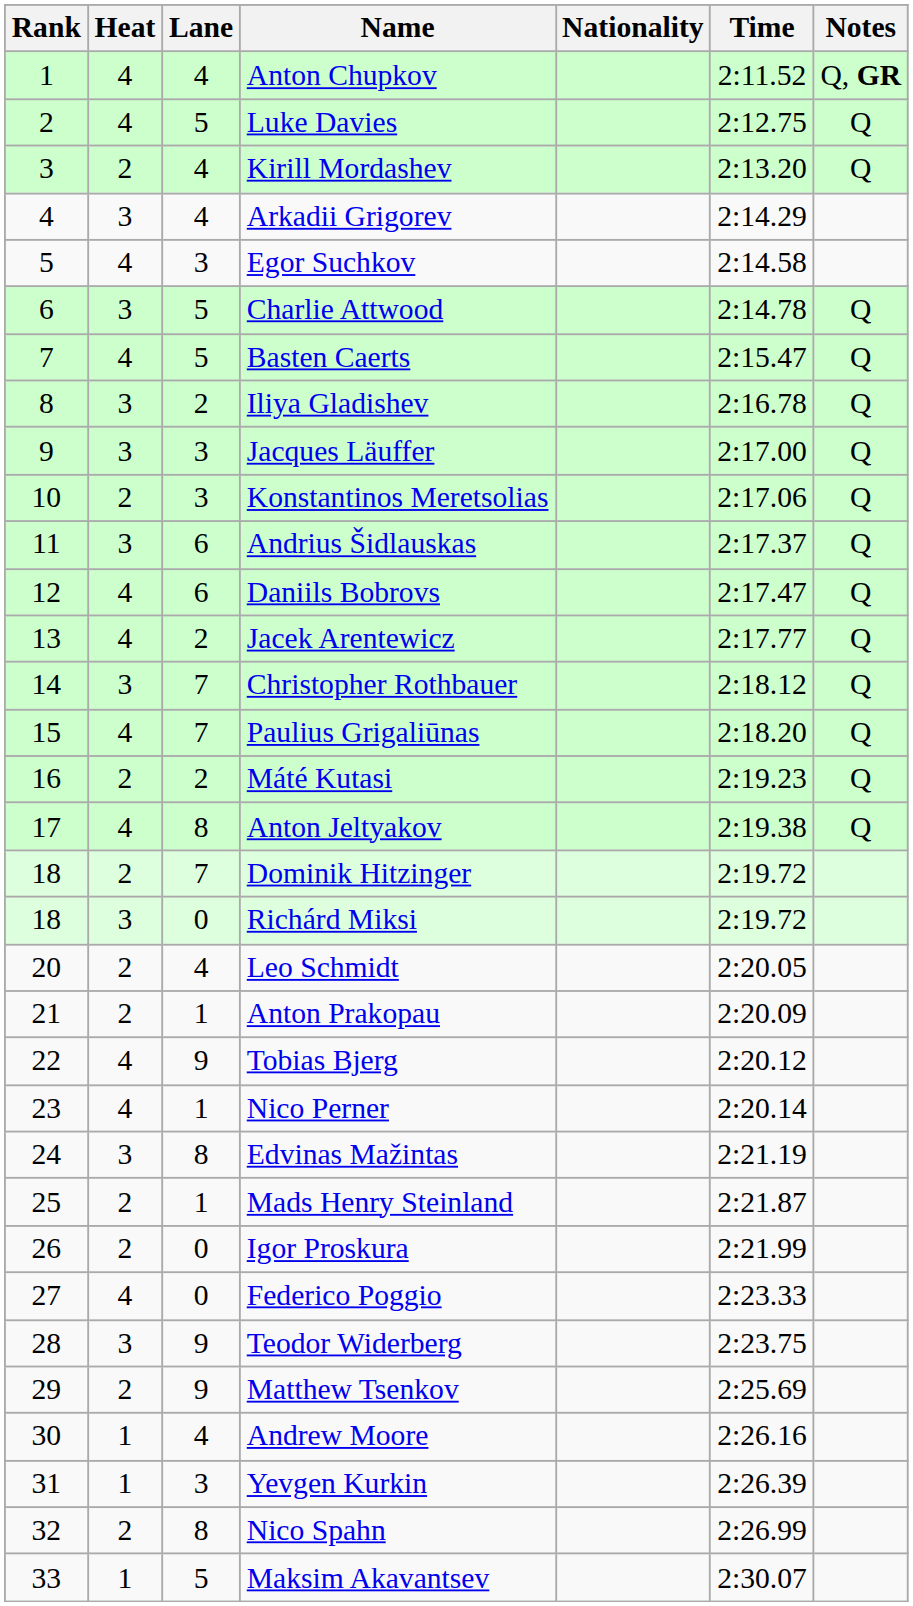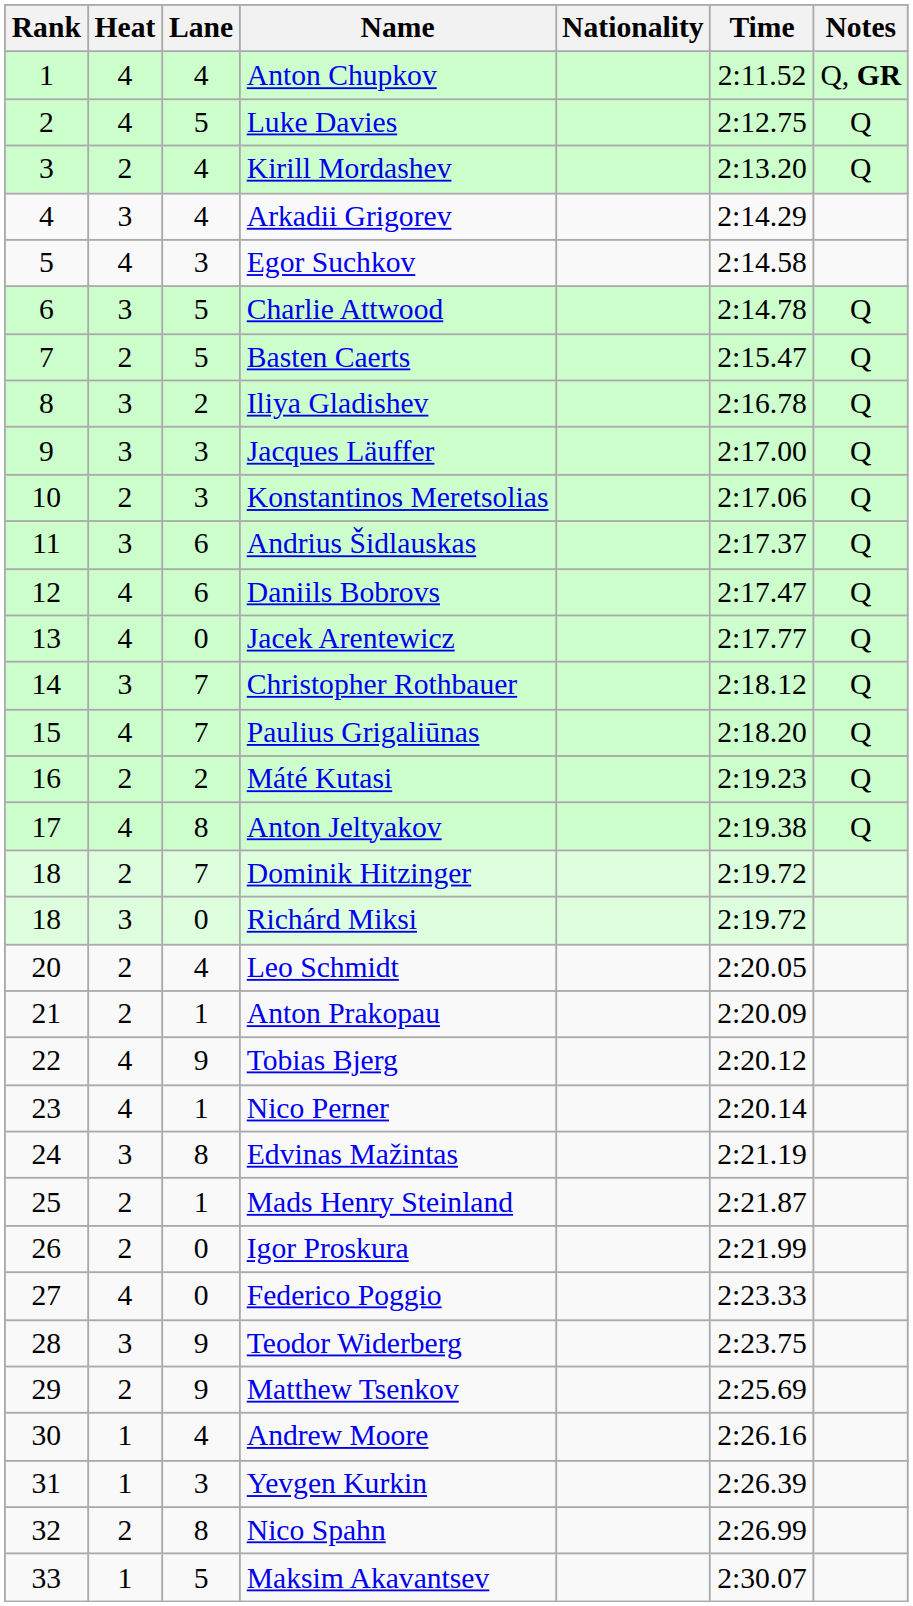(125, 356) 4 -> (125, 356) 2
(201, 638) 2 -> (201, 638) 0
